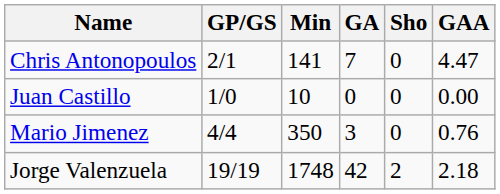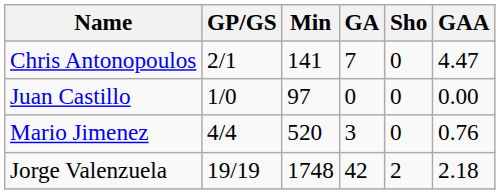(299, 96) 10 -> (299, 96) 97
(305, 133) 350 -> (305, 133) 520
